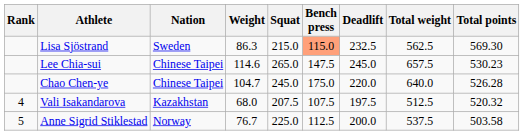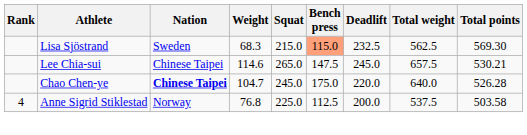(247, 45) 86.3 -> (250, 45) 68.3
(486, 64) 530.23 -> (490, 64) 530.21
(188, 83) normal -> (190, 83) bold
- row: (83, 102)
(21, 121) 5 -> (21, 102) 4
(247, 121) 76.7 -> (250, 102) 76.8
